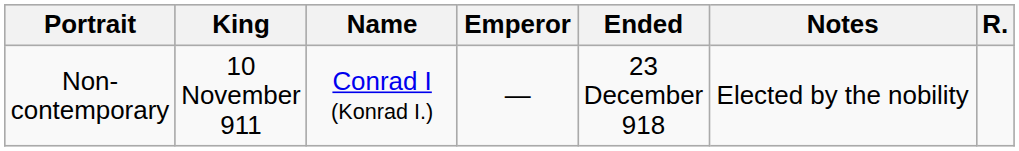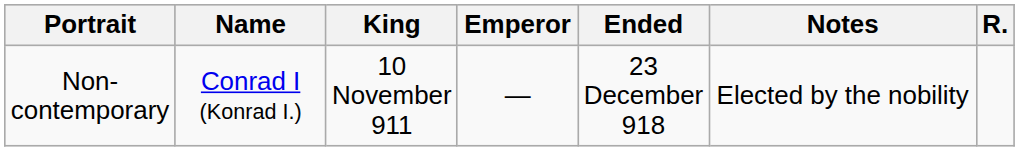columns swapped: (382, 25) <-> (241, 25)
